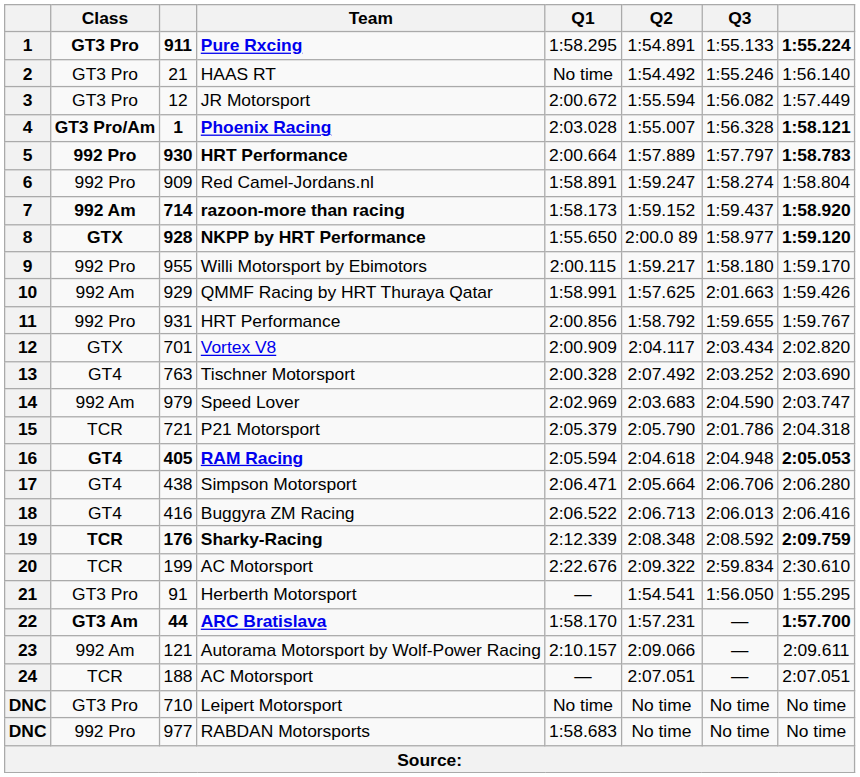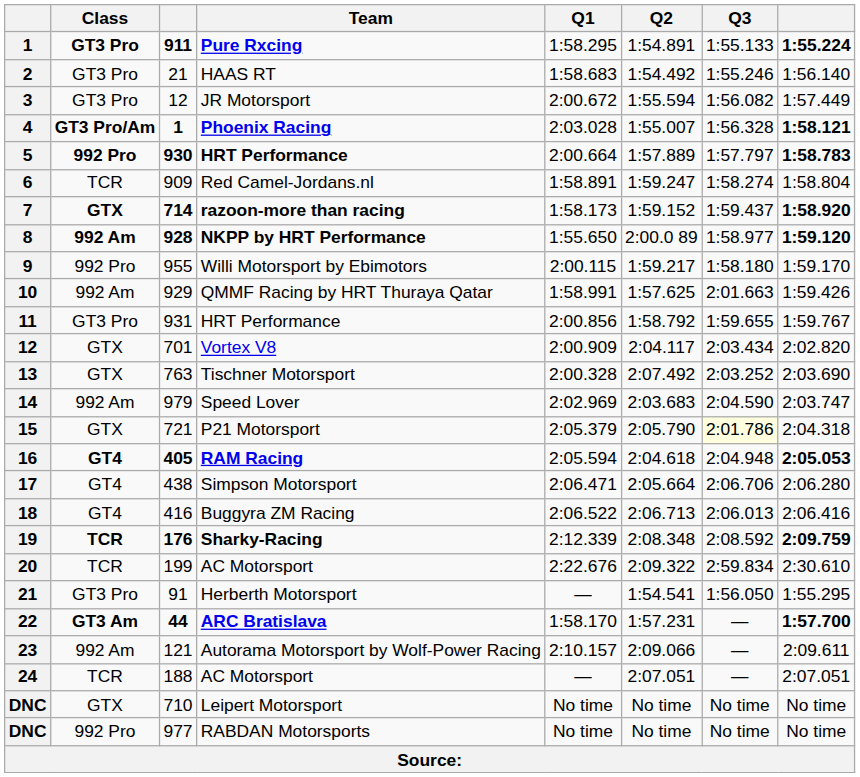(583, 73) No time -> (583, 73) 1:58.683
(105, 183) 992 Pro -> (105, 183) TCR
(105, 210) 992 Am -> (105, 210) GTX
(105, 237) GTX -> (105, 237) 992 Am
(105, 320) 992 Pro -> (105, 320) GT3 Pro
(105, 375) GT4 -> (105, 375) GTX
(105, 430) TCR -> (105, 430) GTX
(740, 430) no background -> (740, 430) lightyellow background
(105, 704) GT3 Pro -> (105, 704) GTX
(583, 731) 1:58.683 -> (583, 731) No time
